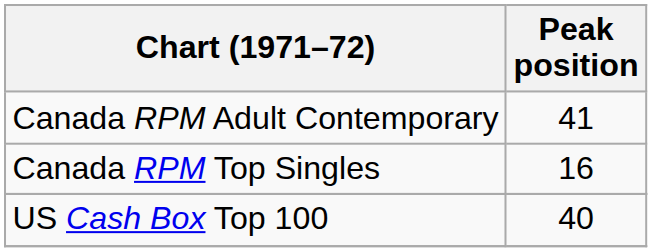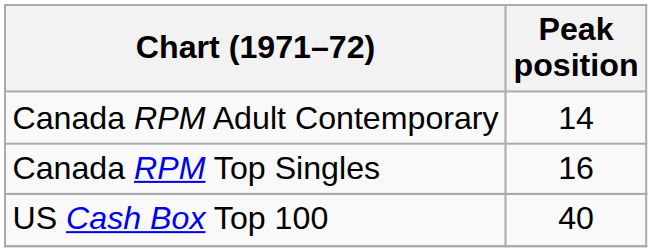(576, 117) 41 -> (576, 117) 14
